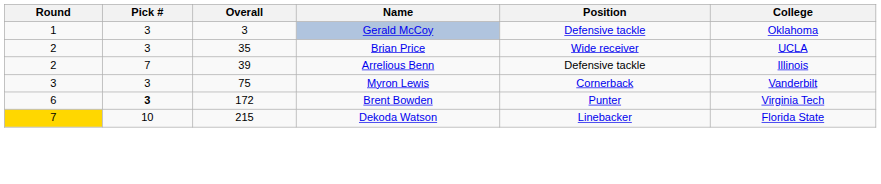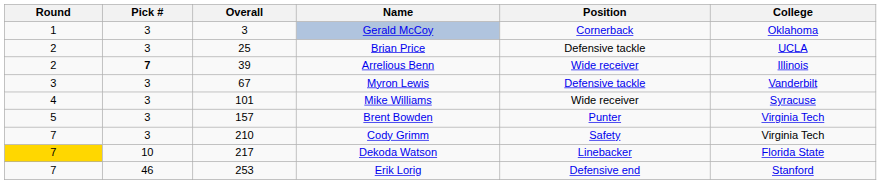(605, 30) Defensive tackle -> (605, 30) Cornerback
(244, 48) 35 -> (244, 48) 25
(605, 48) Wide receiver -> (605, 48) Defensive tackle
(147, 65) normal -> (147, 65) bold
(605, 65) Defensive tackle -> (605, 65) Wide receiver
(244, 83) 75 -> (244, 83) 67
(605, 83) Cornerback -> (605, 83) Defensive tackle
+ row: (398, 100)
(53, 100) 6 -> (53, 118) 5
(147, 100) bold -> (147, 118) normal
(244, 100) 172 -> (244, 118) 157
+ row: (398, 135)
(244, 118) 215 -> (244, 153) 217
+ row: (398, 170)
